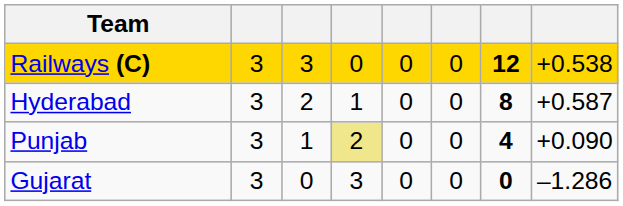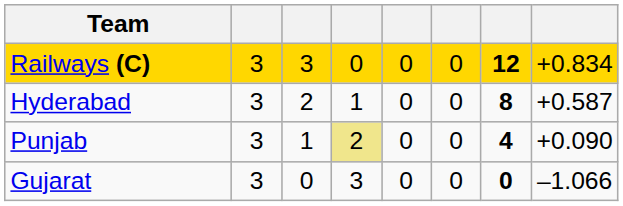(575, 63) +0.538 -> (575, 63) +0.834
(575, 180) –1.286 -> (575, 180) –1.066
